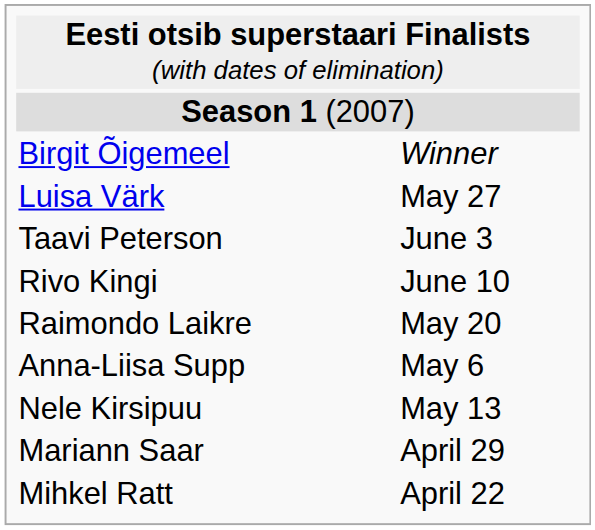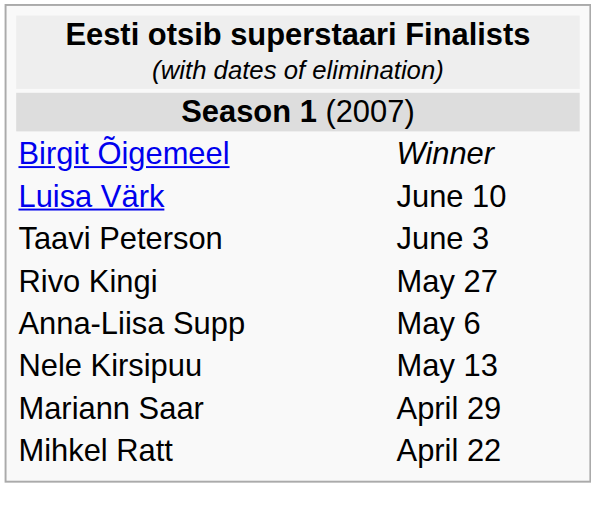(451, 196) May 27 -> (451, 196) June 10
(455, 281) June 10 -> (447, 281) May 27
- row: (135, 324)
